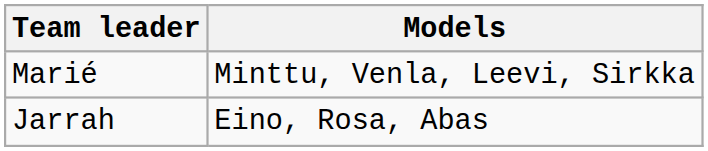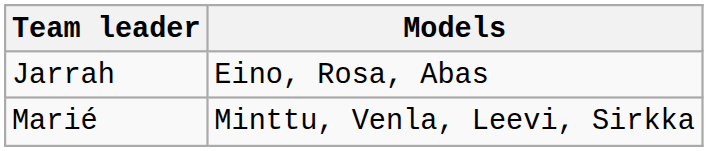rows swapped: (63, 122) <-> (55, 75)
